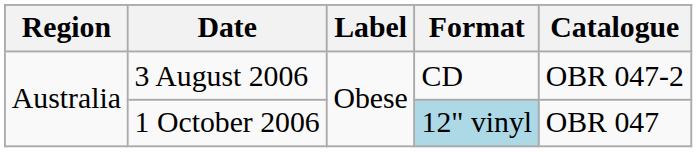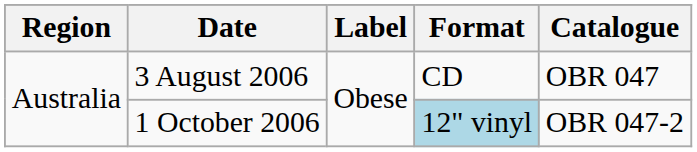(615, 75) OBR 047-2 -> (602, 75) OBR 047
(602, 122) OBR 047 -> (615, 122) OBR 047-2
